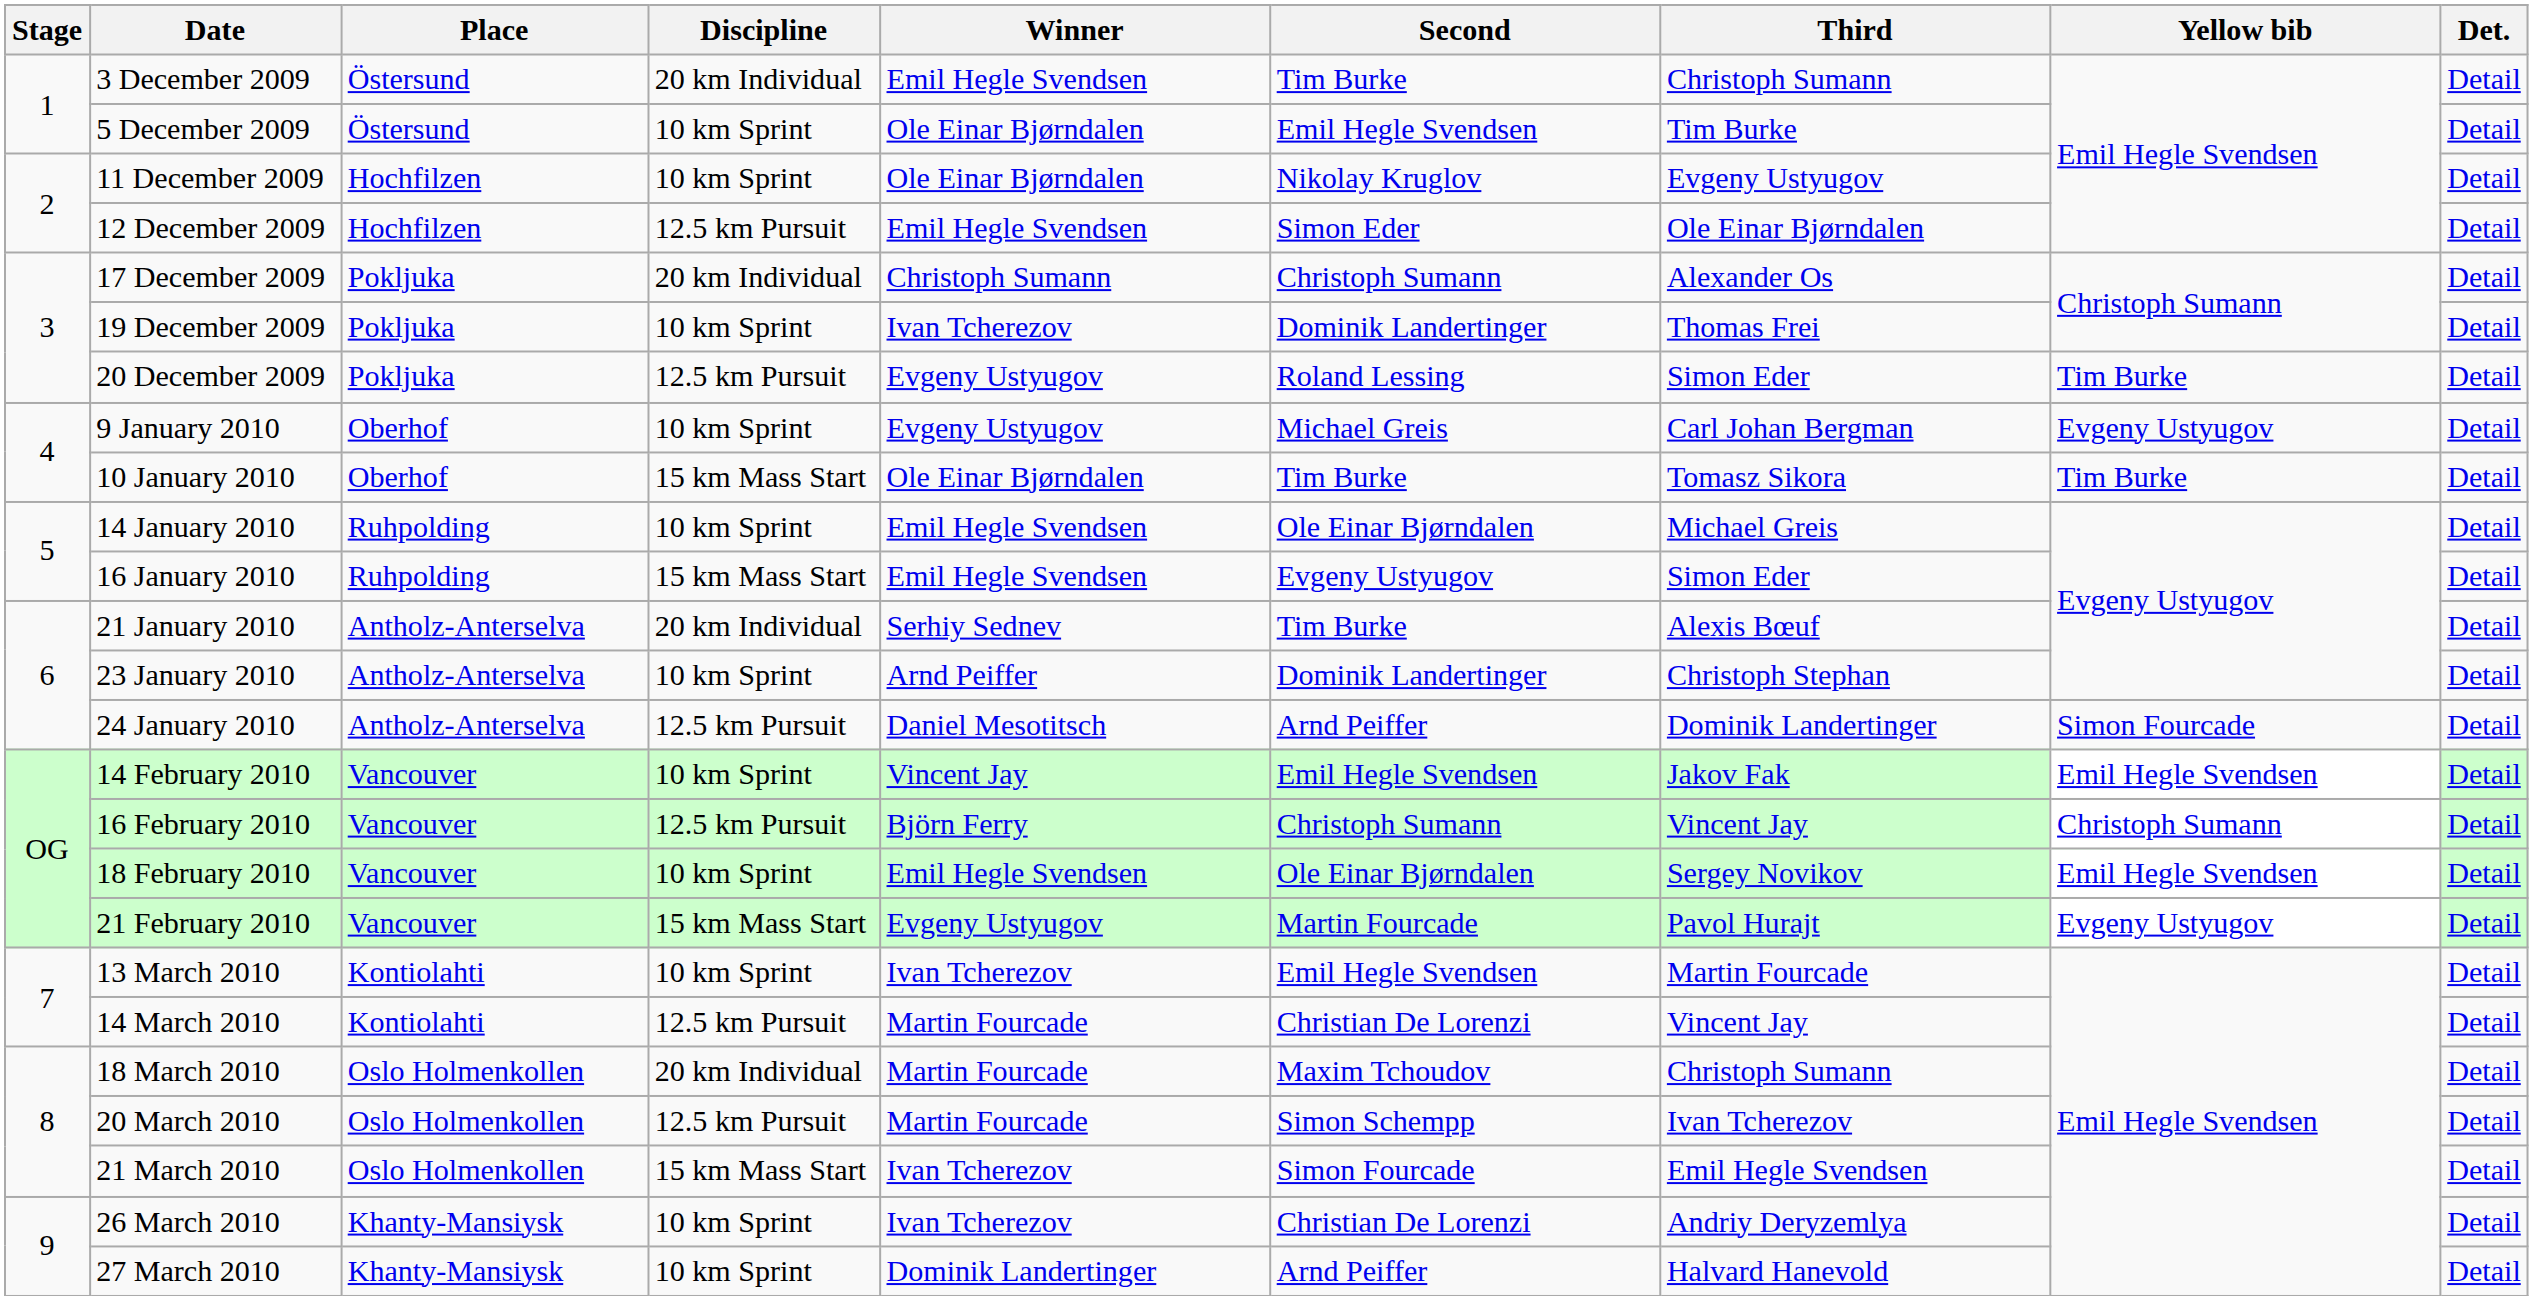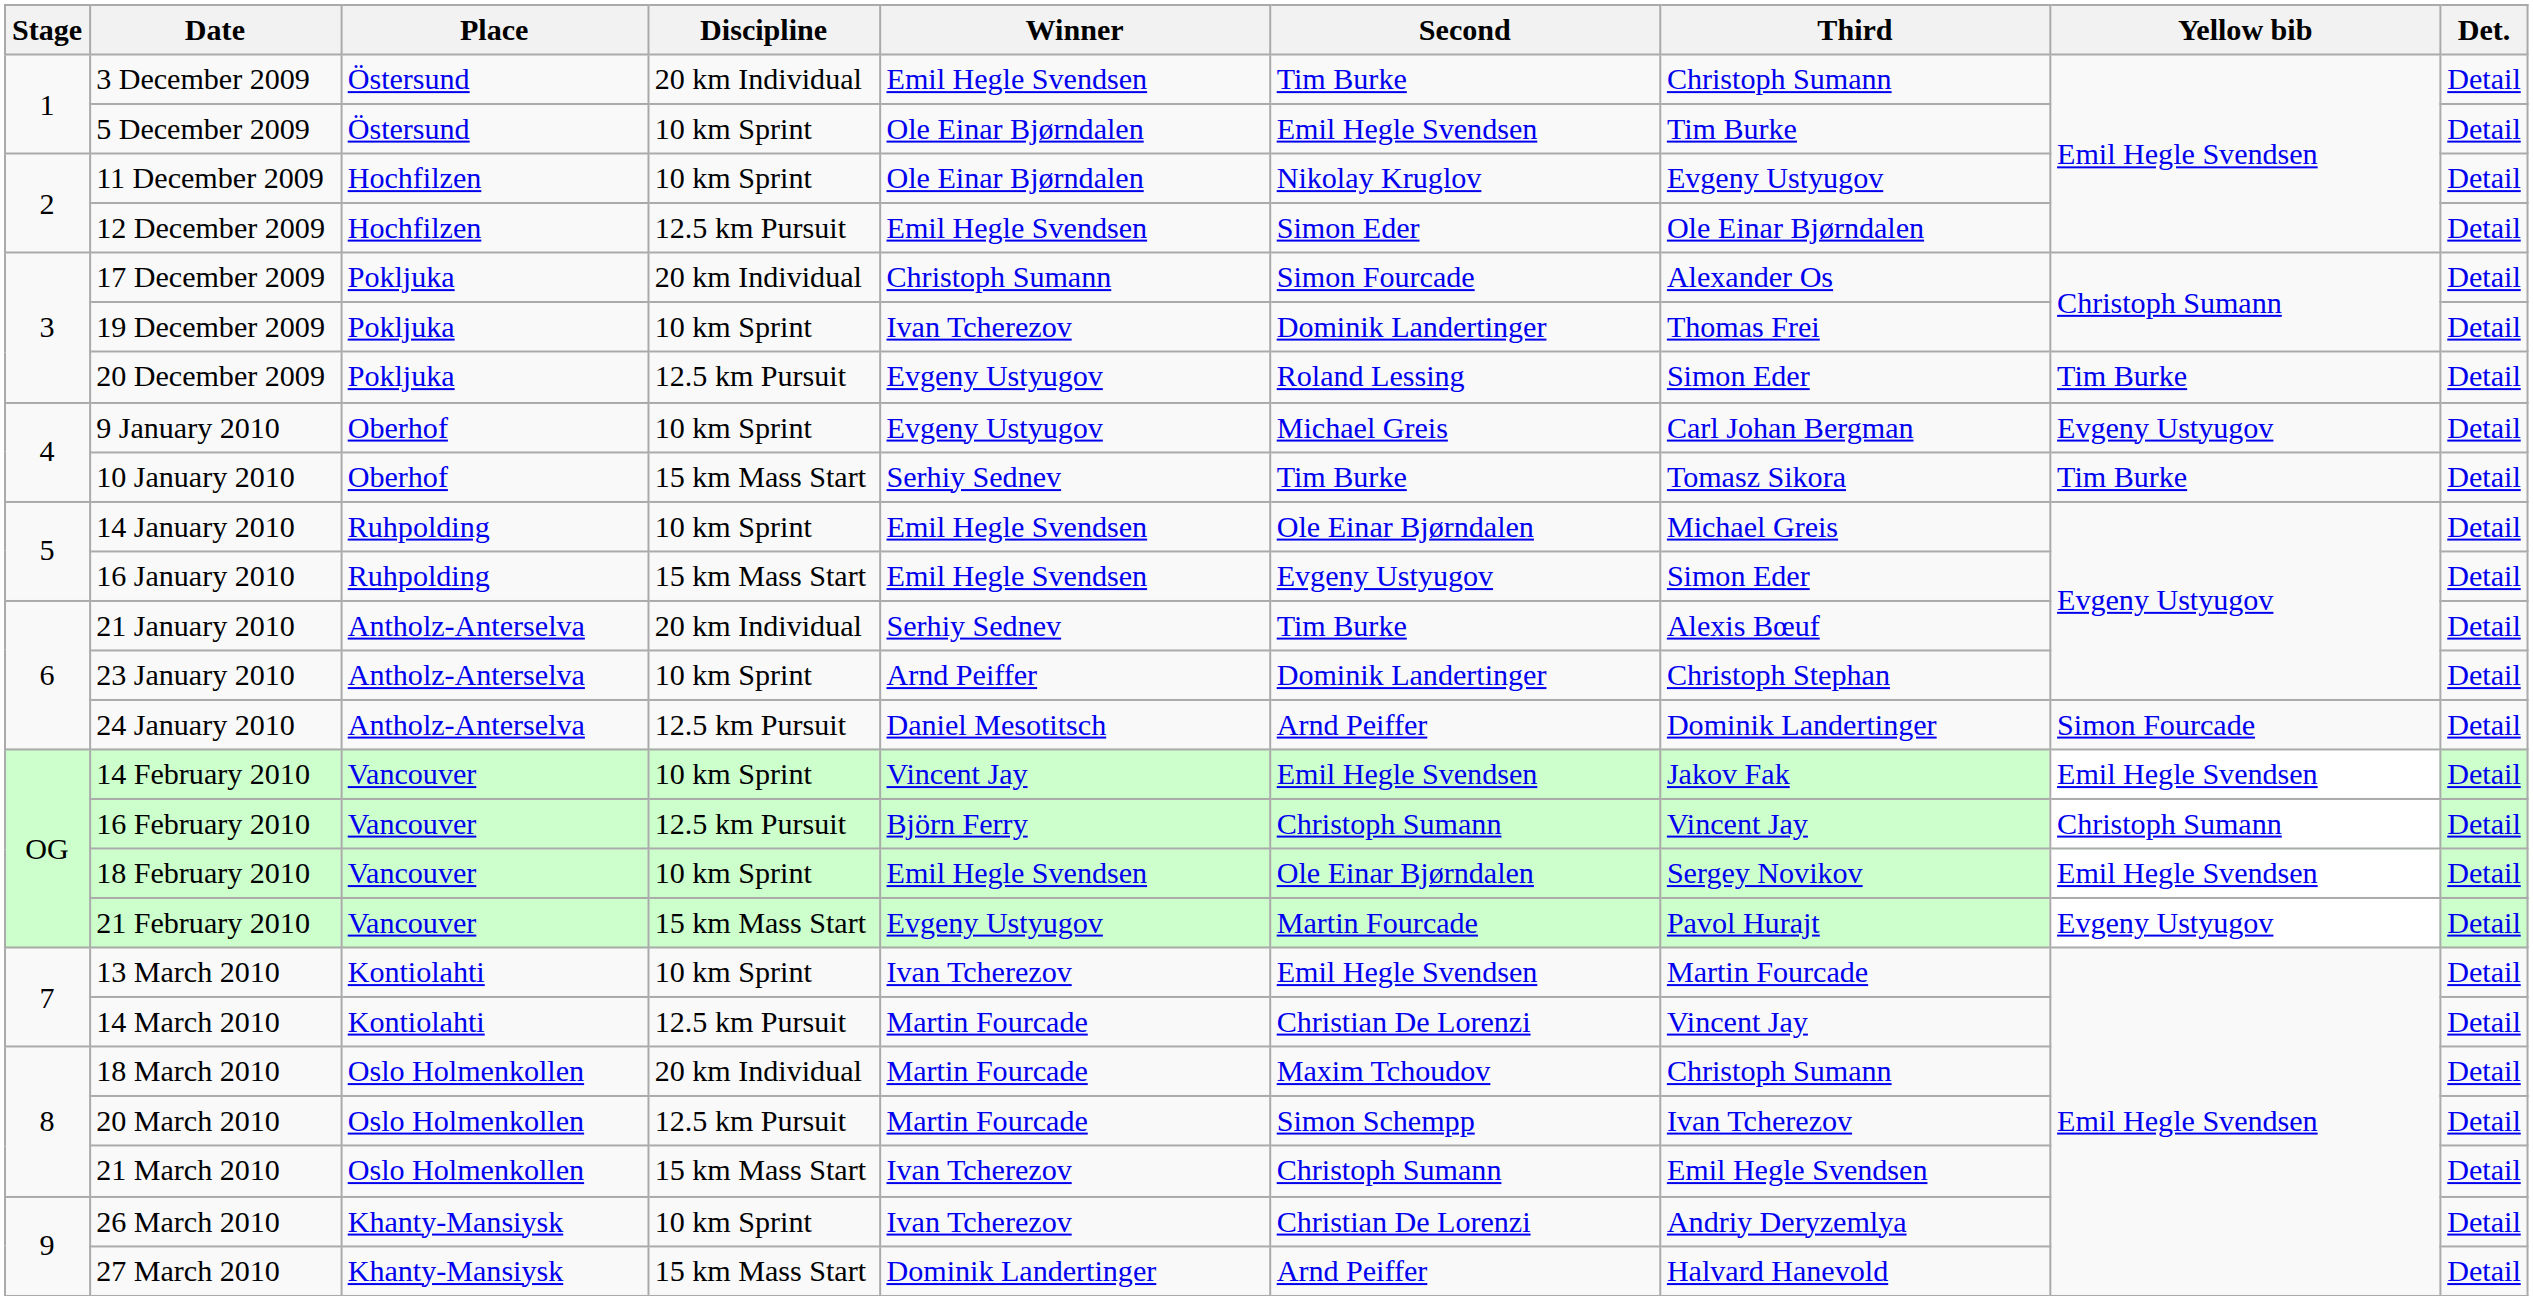(1389, 277) Christoph Sumann -> (1376, 277) Simon Fourcade
(1015, 476) Ole Einar Bjørndalen -> (974, 476) Serhiy Sednev
(1376, 1170) Simon Fourcade -> (1389, 1170) Christoph Sumann
(733, 1270) 10 km Sprint -> (760, 1270) 15 km Mass Start
